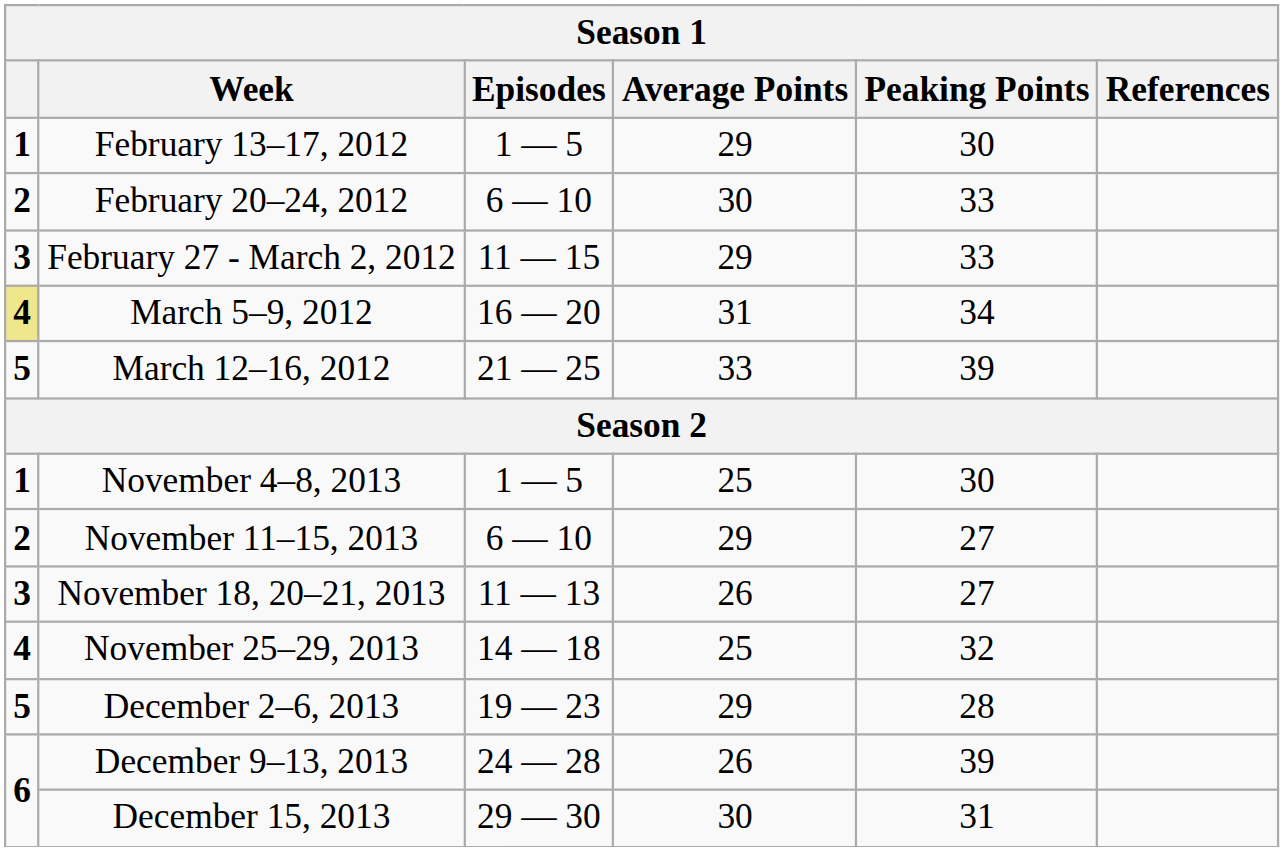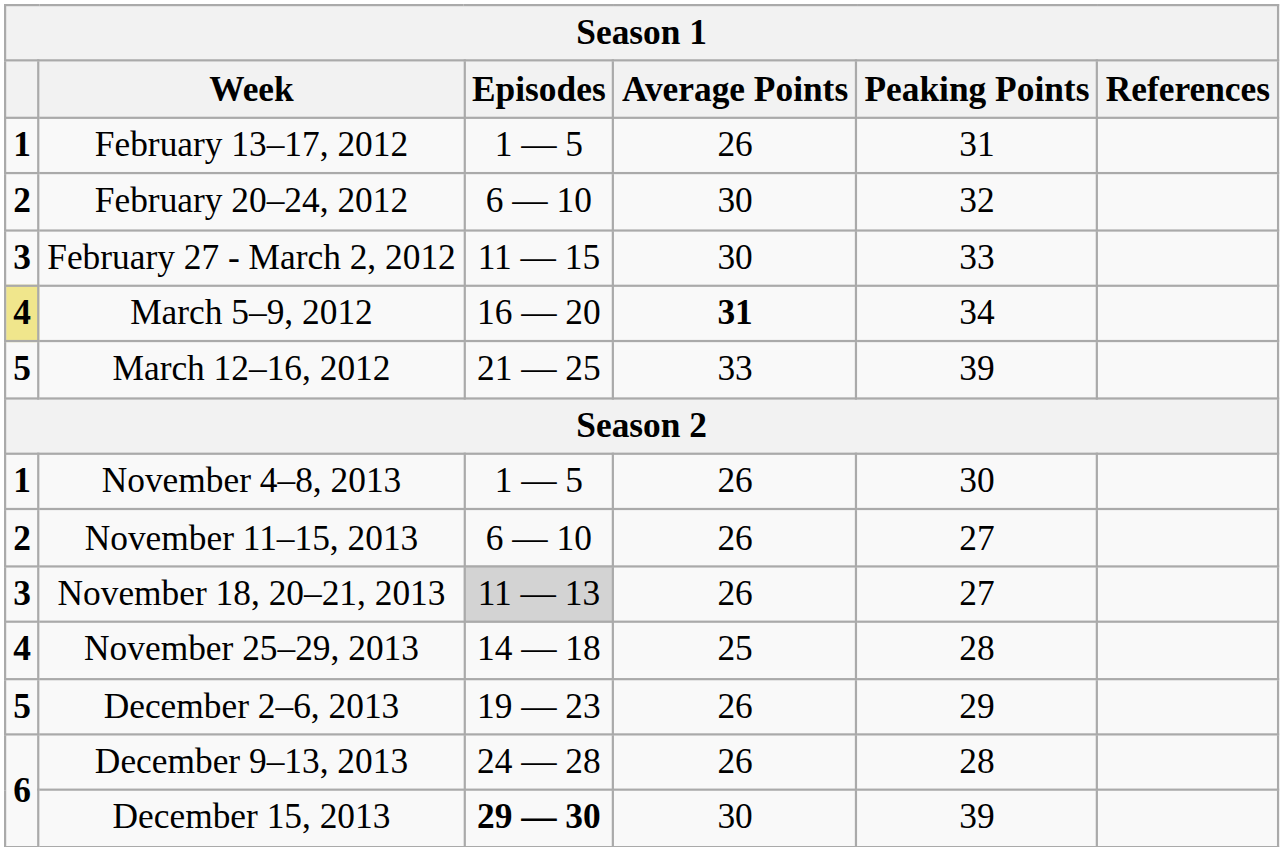(735, 144) 29 -> (735, 144) 26
(977, 144) 30 -> (977, 144) 31
(977, 200) 33 -> (977, 200) 32
(735, 256) 29 -> (735, 256) 30
(735, 312) normal -> (735, 312) bold
(735, 481) 25 -> (735, 481) 26
(735, 537) 29 -> (735, 537) 26
(539, 593) no background -> (539, 593) lightgrey background
(977, 649) 32 -> (977, 649) 28
(735, 705) 29 -> (735, 705) 26
(977, 705) 28 -> (977, 705) 29
(977, 761) 39 -> (977, 761) 28
(539, 817) normal -> (539, 817) bold
(977, 817) 31 -> (977, 817) 39
